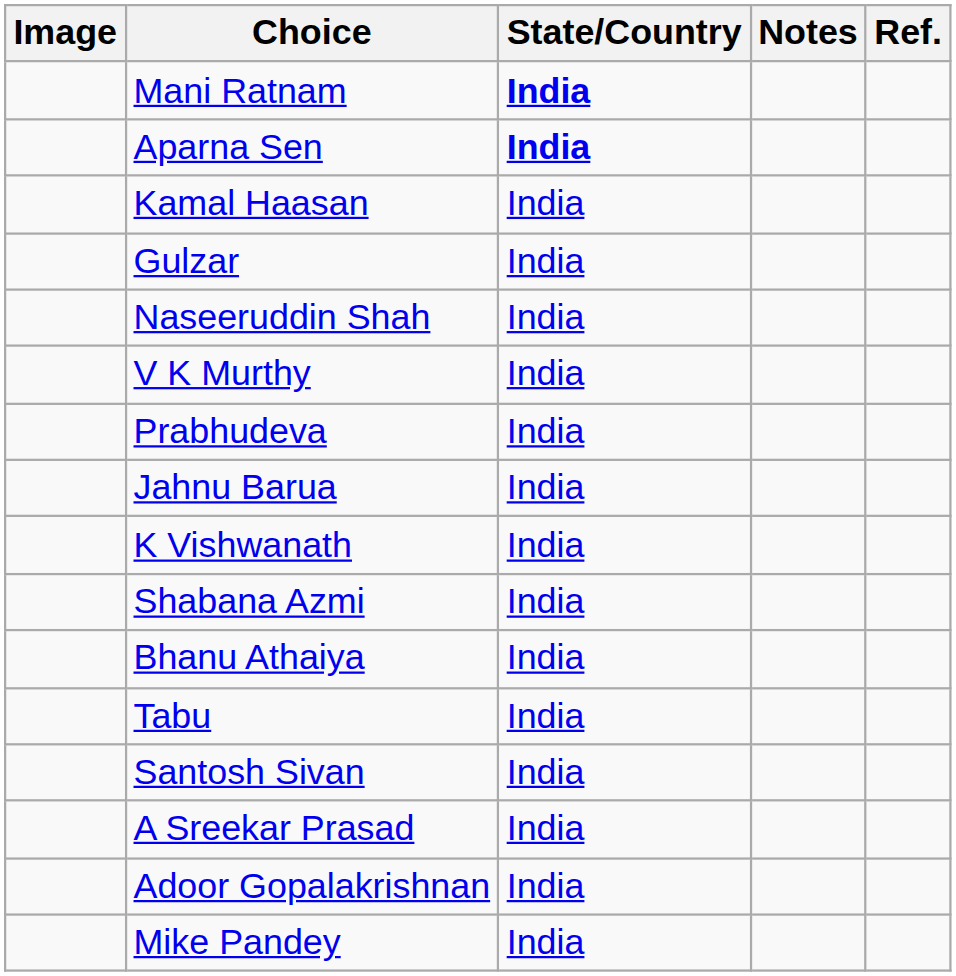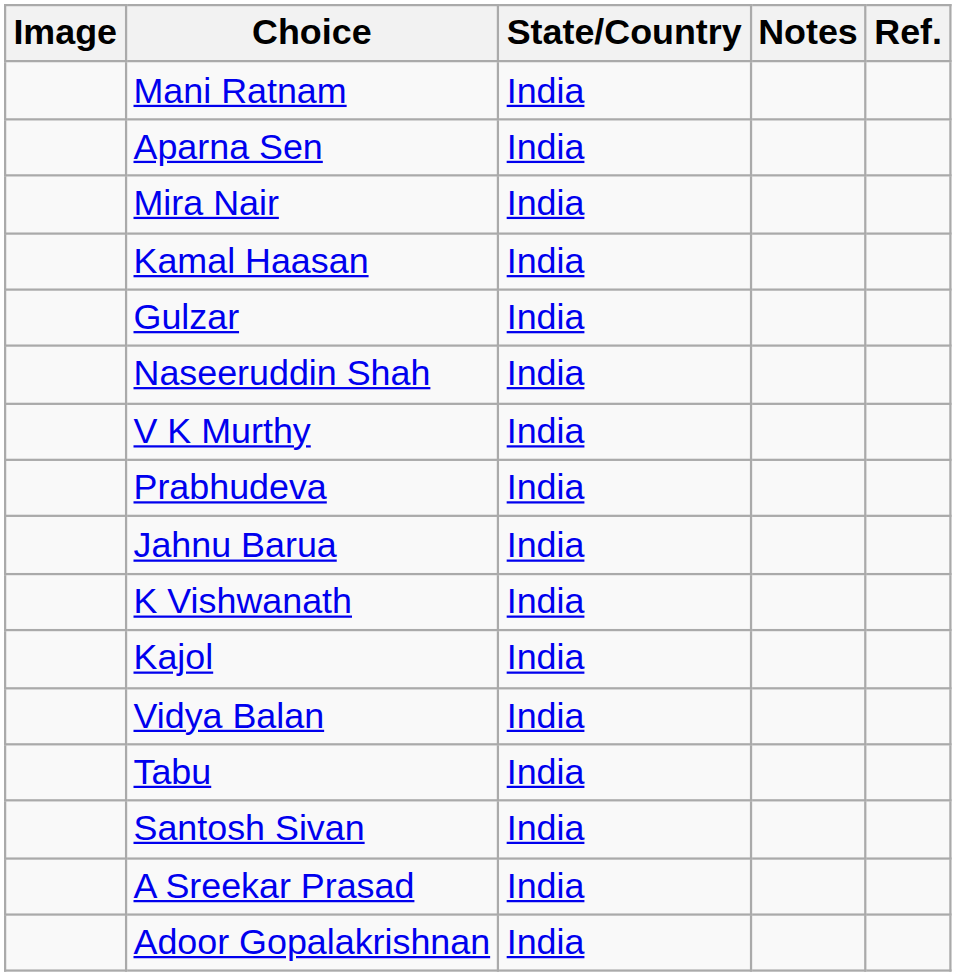(548, 89) bold -> (546, 89) normal
(548, 146) bold -> (546, 146) normal
+ row: (206, 203)
- row: (249, 601)
- row: (249, 658)
+ row: (173, 658)
+ row: (229, 715)
- row: (237, 942)
